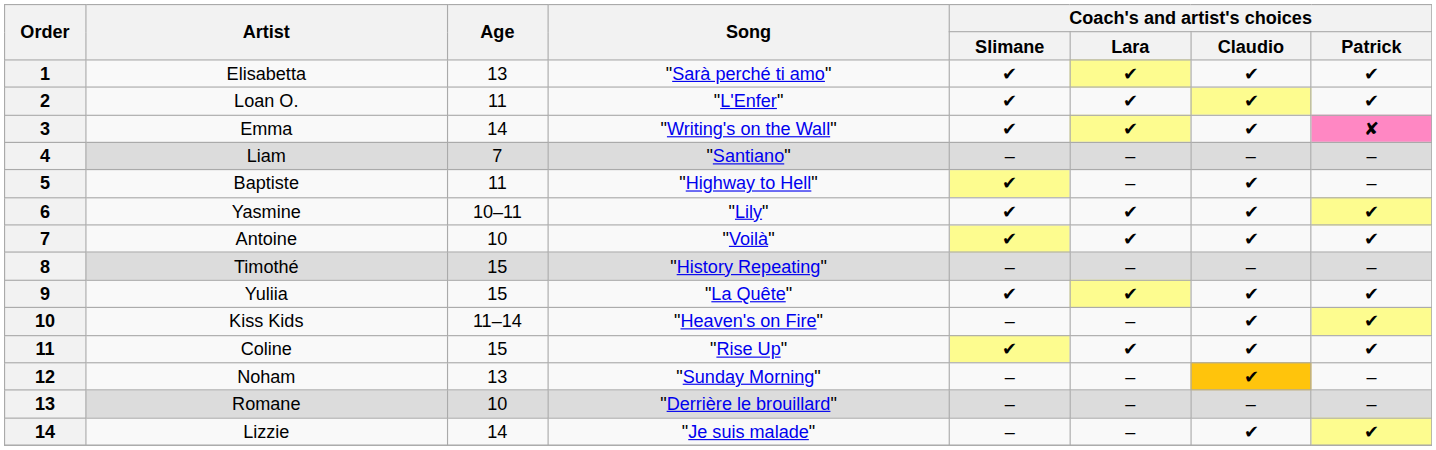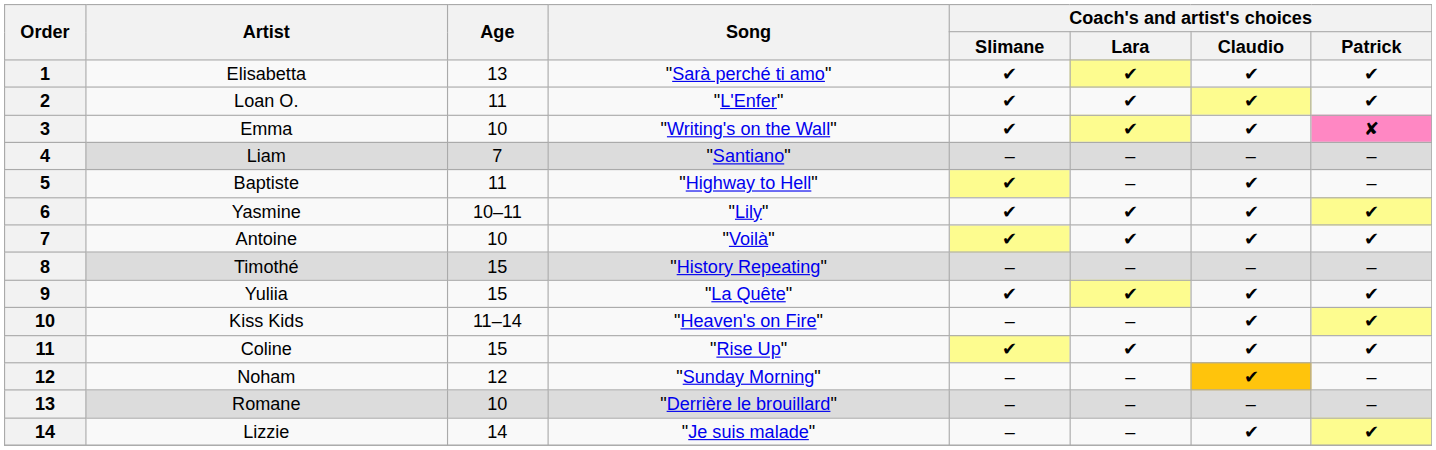(497, 129) 14 -> (497, 129) 10
(497, 376) 13 -> (497, 376) 12
